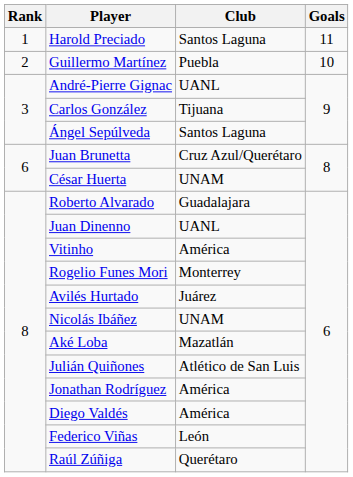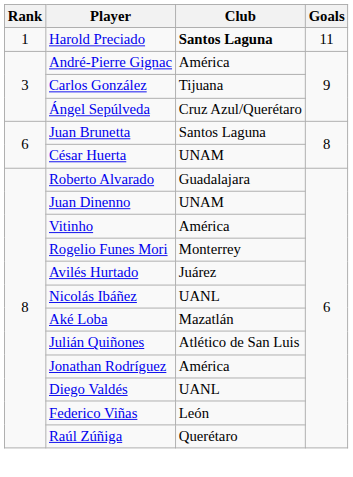(222, 39) normal -> (226, 39) bold
- row: (108, 62)
(199, 86) UANL -> (204, 62) América
(222, 132) Santos Laguna -> (240, 109) Cruz Azul/Querétaro
(240, 156) Cruz Azul/Querétaro -> (222, 132) Santos Laguna
(199, 226) UANL -> (201, 202) UNAM
(201, 319) UNAM -> (199, 296) UANL
(204, 413) América -> (199, 389) UANL
